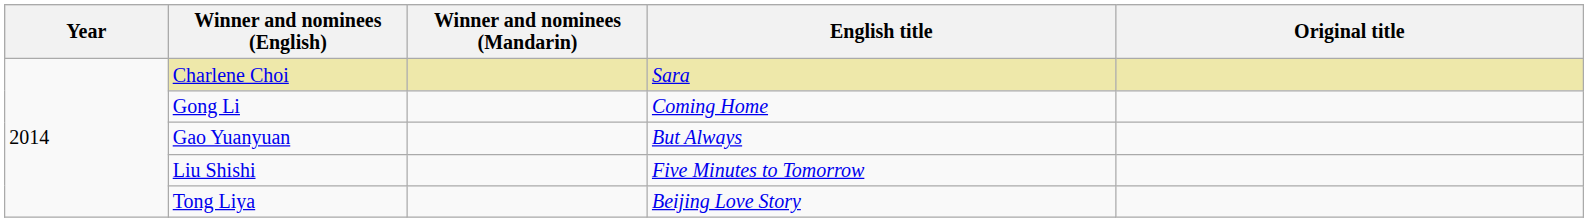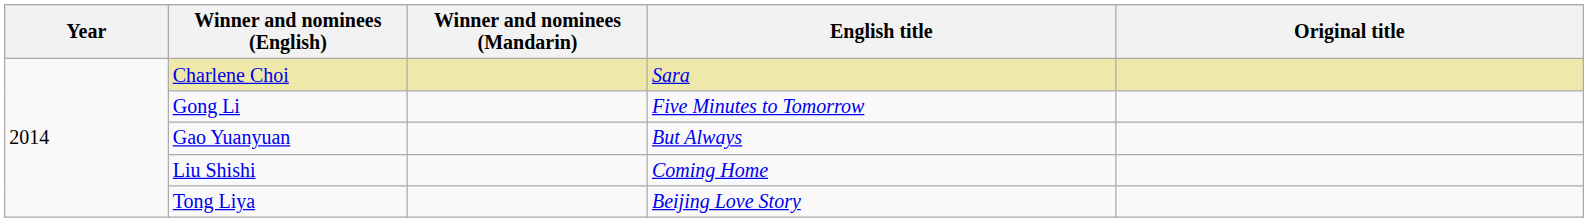(710, 106) Coming Home -> (758, 106) Five Minutes to Tomorrow
(758, 169) Five Minutes to Tomorrow -> (710, 169) Coming Home
